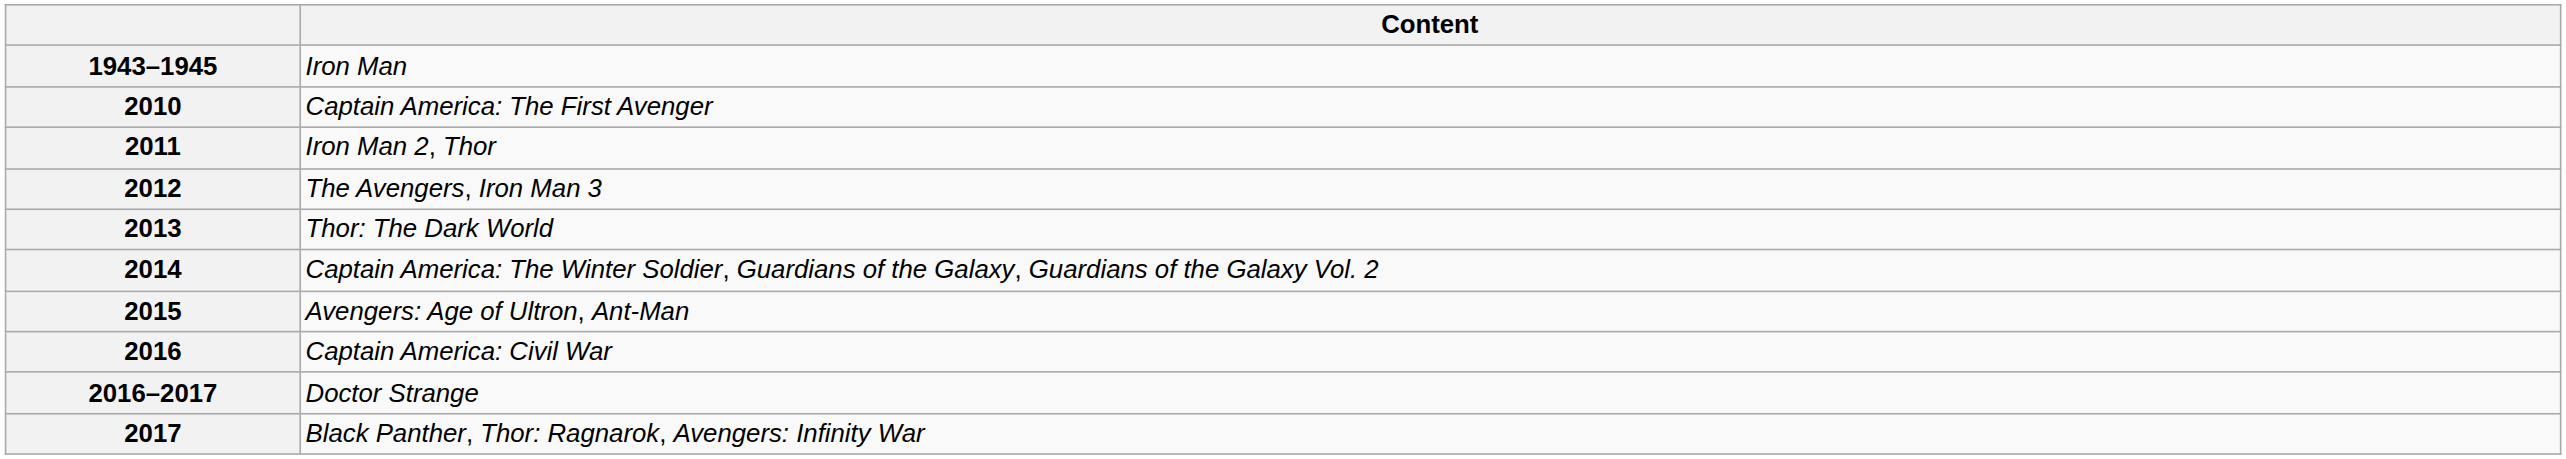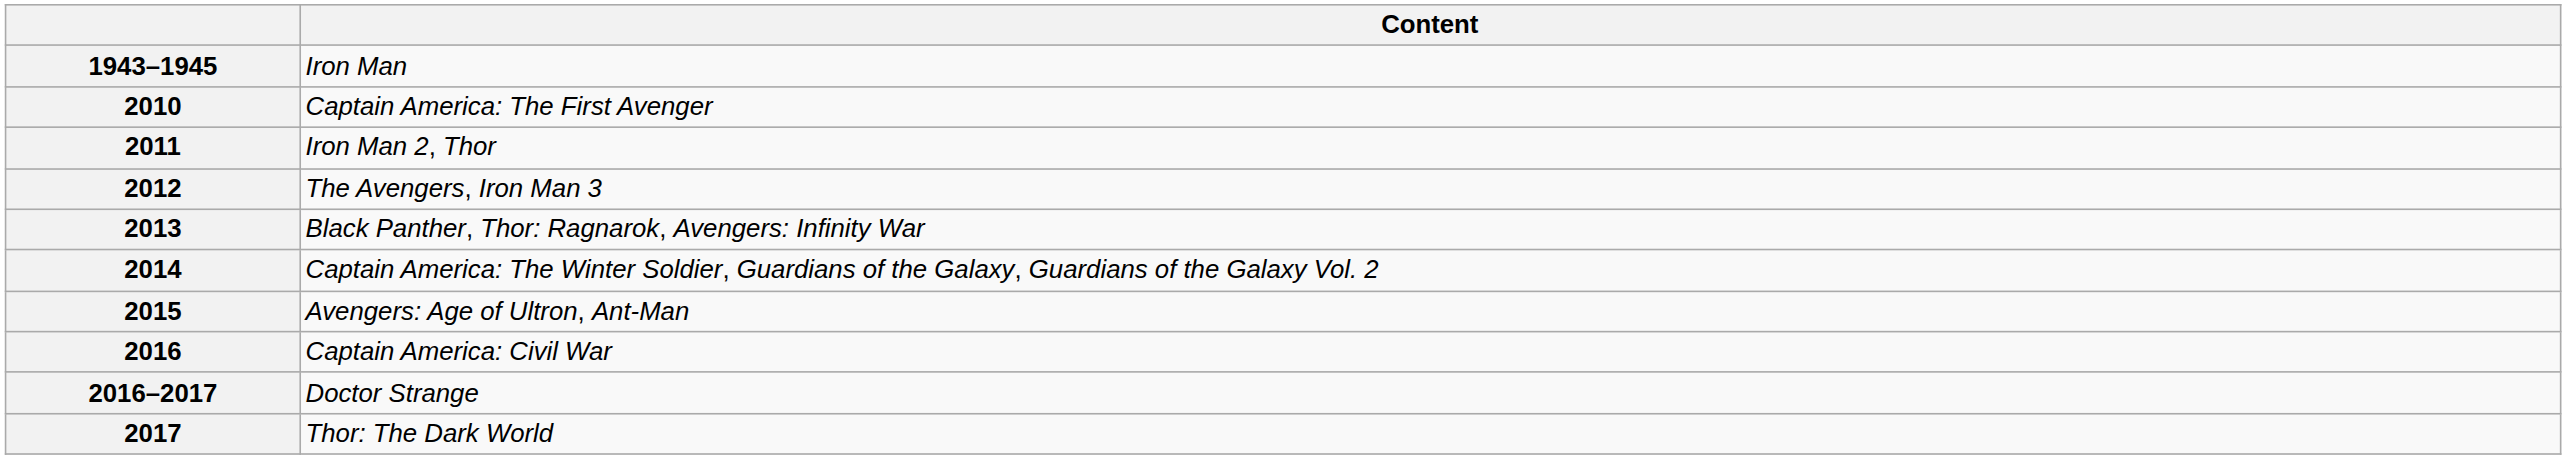(429, 229) Thor: The Dark World -> (615, 229) Black Panther, Thor: Ragnarok, Avengers: Infinity War
(615, 433) Black Panther, Thor: Ragnarok, Avengers: Infinity War -> (429, 433) Thor: The Dark World
